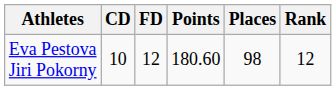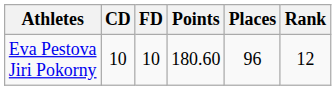(151, 59) 12 -> (151, 59) 10
(252, 59) 98 -> (252, 59) 96
